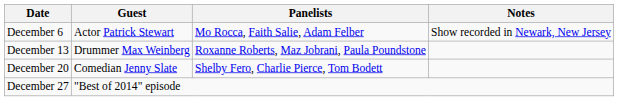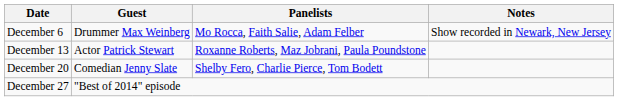(124, 31) Actor Patrick Stewart -> (132, 31) Drummer Max Weinberg
(132, 50) Drummer Max Weinberg -> (124, 50) Actor Patrick Stewart
